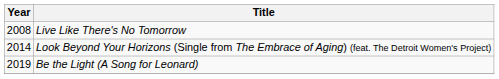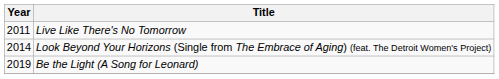(19, 30) 2008 -> (19, 30) 2011
